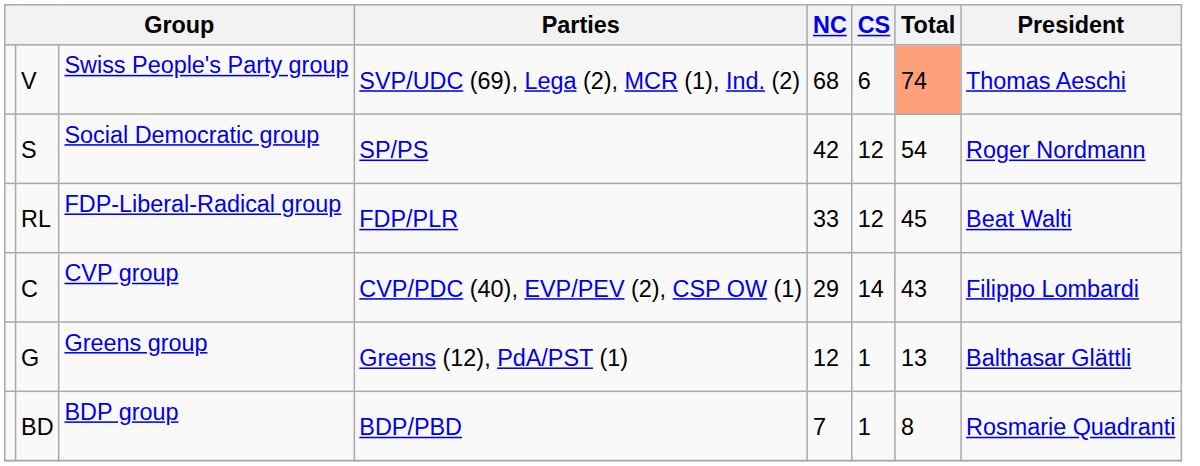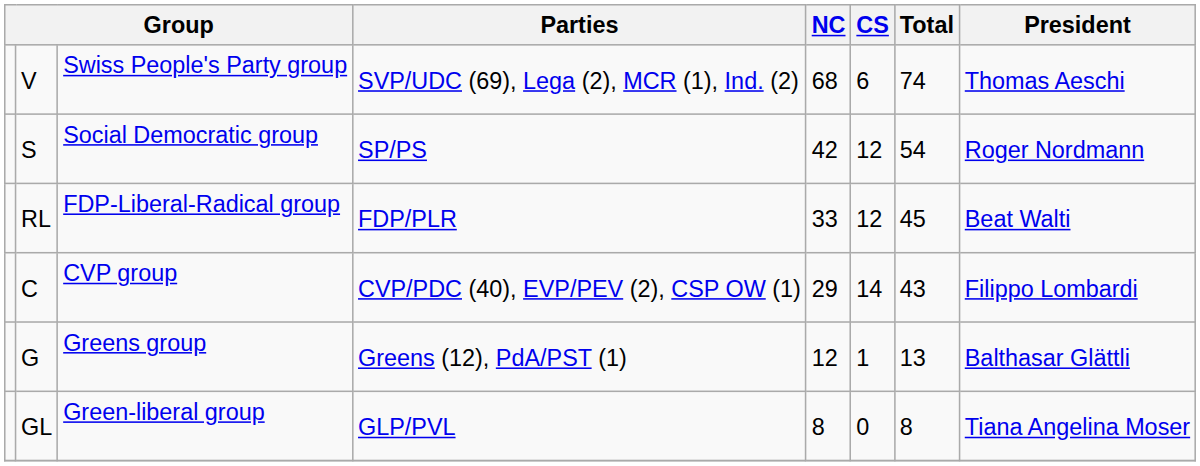(914, 80) lightsalmon background -> (913, 80) no background
- row: (121, 412)
+ row: (164, 412)
